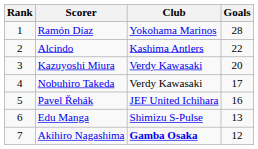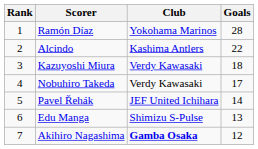(237, 65) 20 -> (237, 65) 18
(237, 100) 16 -> (237, 100) 14
